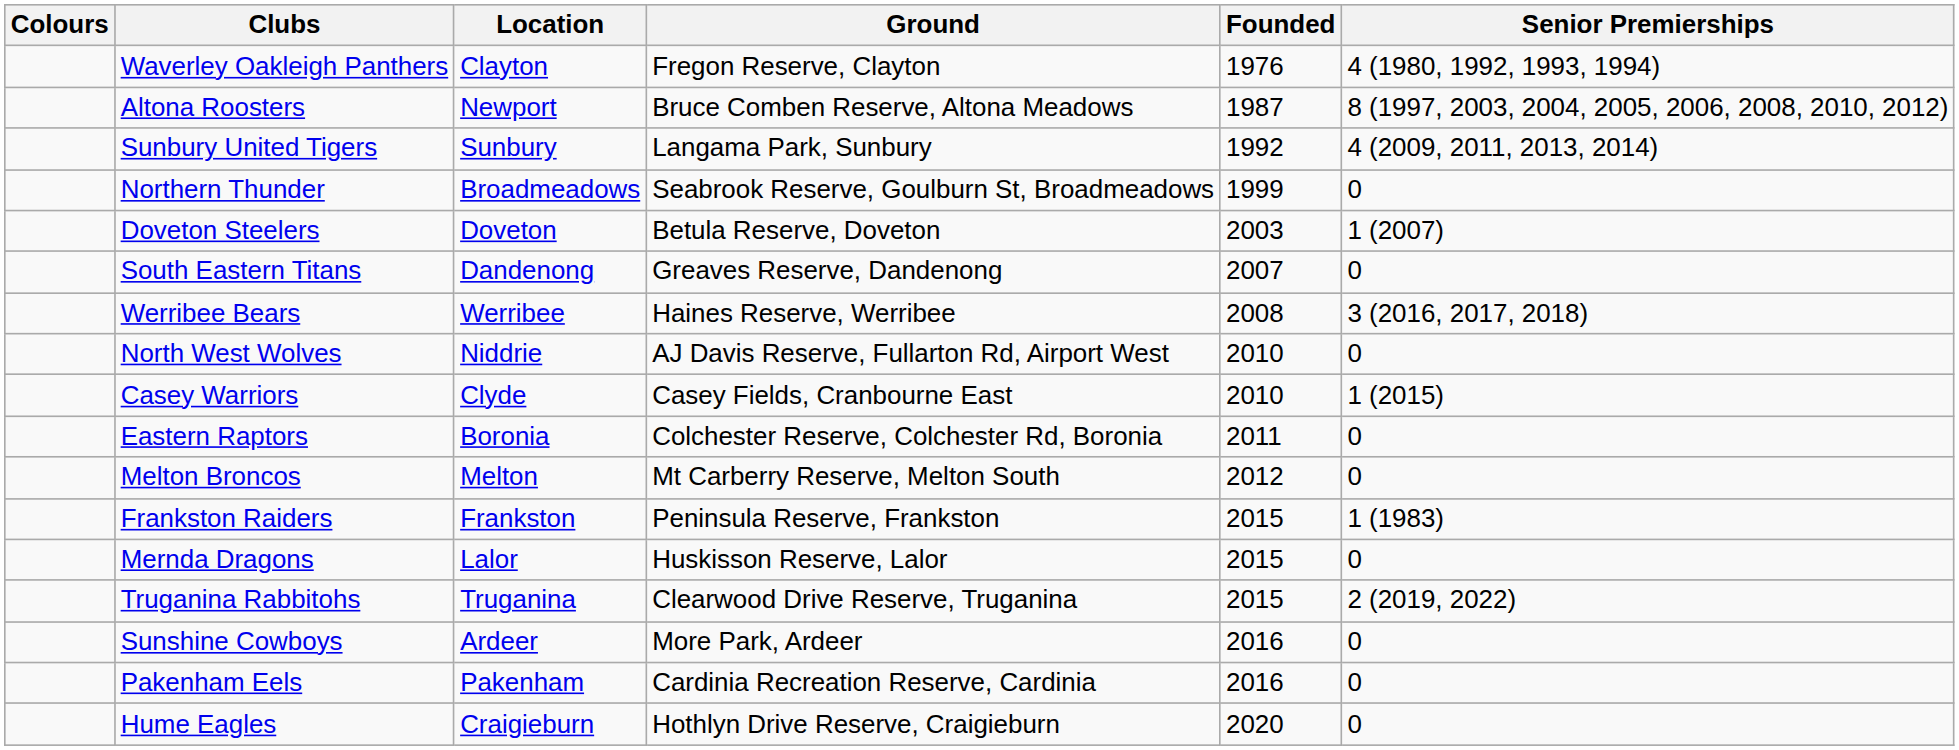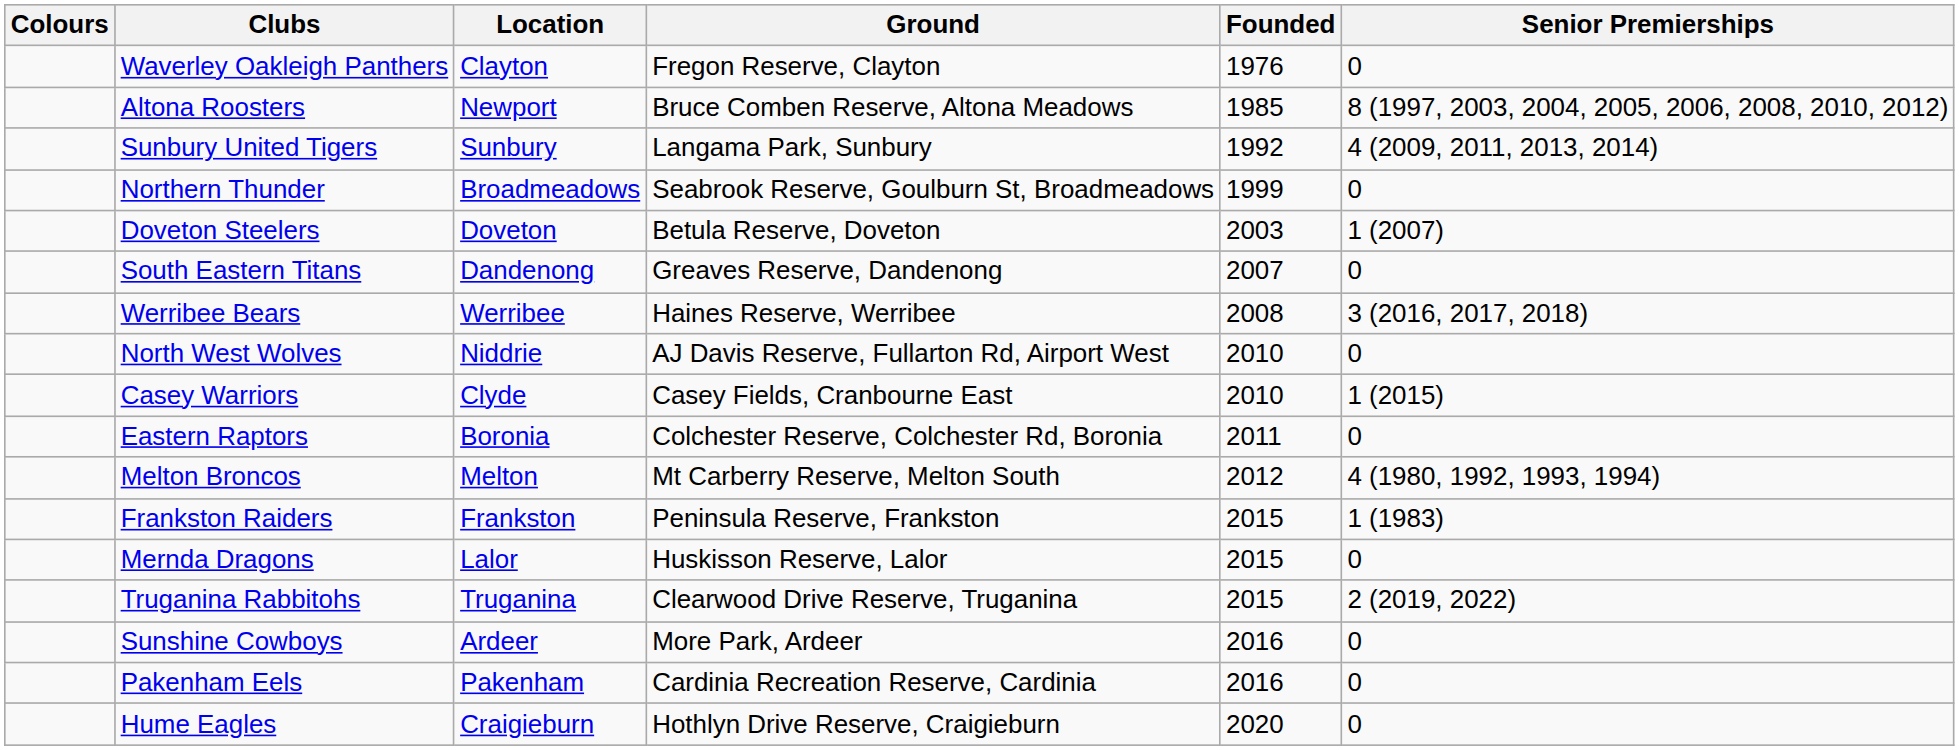(1504, 66) 4 (1980, 1992, 1993, 1994) -> (1355, 66) 0
(1255, 107) 1987 -> (1255, 107) 1985
(1355, 477) 0 -> (1504, 477) 4 (1980, 1992, 1993, 1994)
